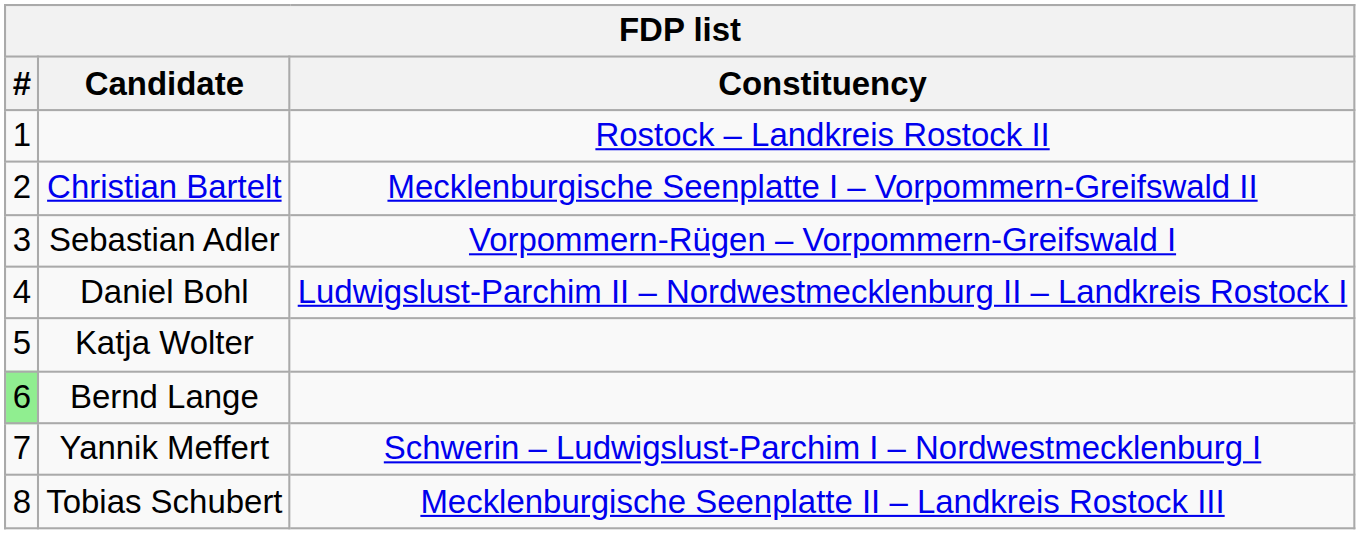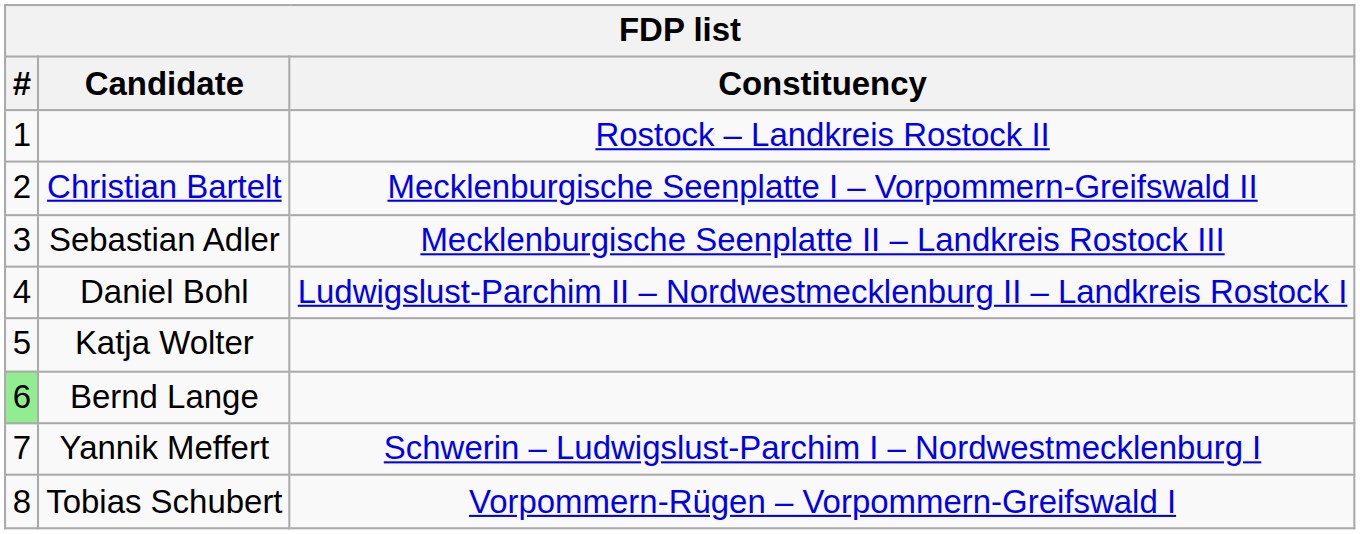(823, 239) Vorpommern-Rügen – Vorpommern-Greifswald I -> (823, 239) Mecklenburgische Seenplatte II – Landkreis Rostock III
(823, 501) Mecklenburgische Seenplatte II – Landkreis Rostock III -> (823, 501) Vorpommern-Rügen – Vorpommern-Greifswald I
